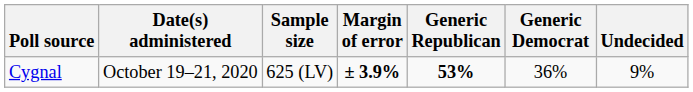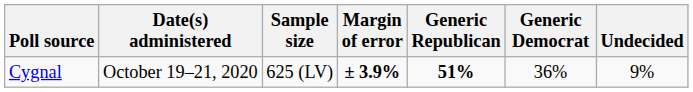(456, 71) 53% -> (456, 71) 51%
